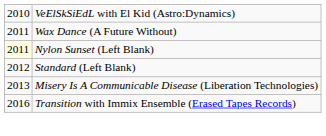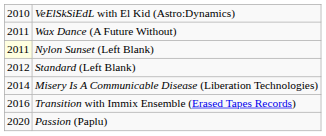(18, 85) 2013 -> (18, 85) 2014
+ row: (71, 121)
